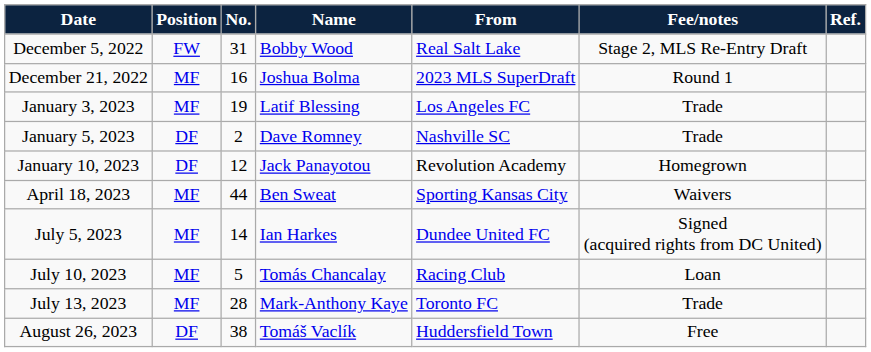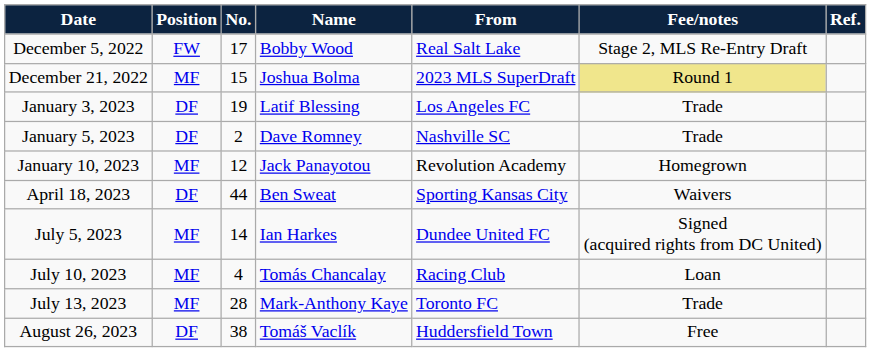(238, 48) 31 -> (238, 48) 17
(238, 77) 16 -> (238, 77) 15
(703, 77) no background -> (703, 77) khaki background
(187, 107) MF -> (187, 107) DF
(187, 165) DF -> (187, 165) MF
(187, 194) MF -> (187, 194) DF
(238, 274) 5 -> (238, 274) 4
